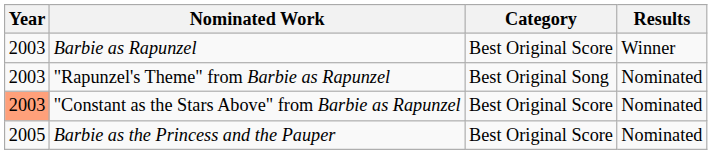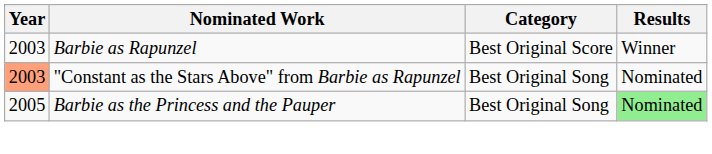- row: (222, 76)
(541, 105) Best Original Score -> (539, 76) Best Original Song
(541, 134) Best Original Score -> (539, 105) Best Original Song
(662, 134) no background -> (662, 105) lightgreen background
